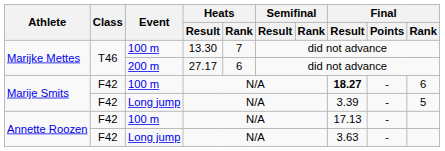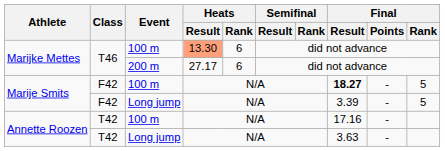(203, 49) no background -> (203, 49) lightsalmon background
(239, 49) 7 -> (239, 49) 6
(423, 85) 6 -> (423, 85) 5
(108, 120) F42 -> (108, 120) T42
(347, 120) 17.13 -> (347, 120) 17.16
(108, 138) F42 -> (108, 138) T42
